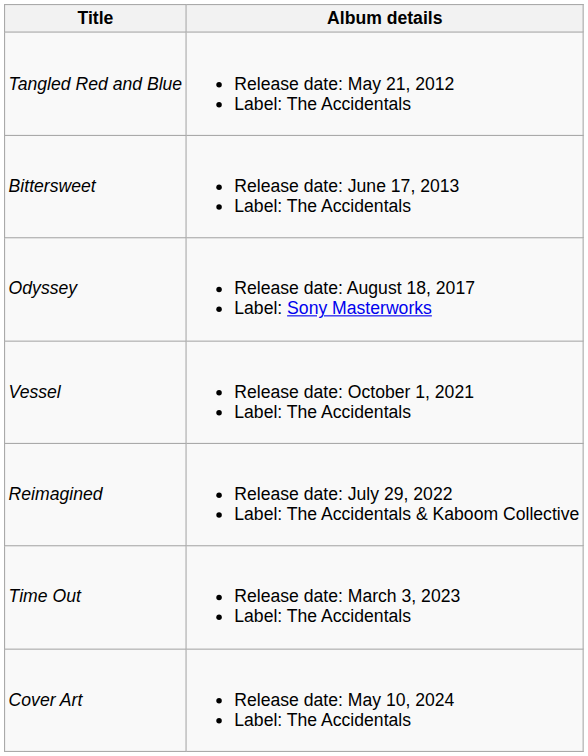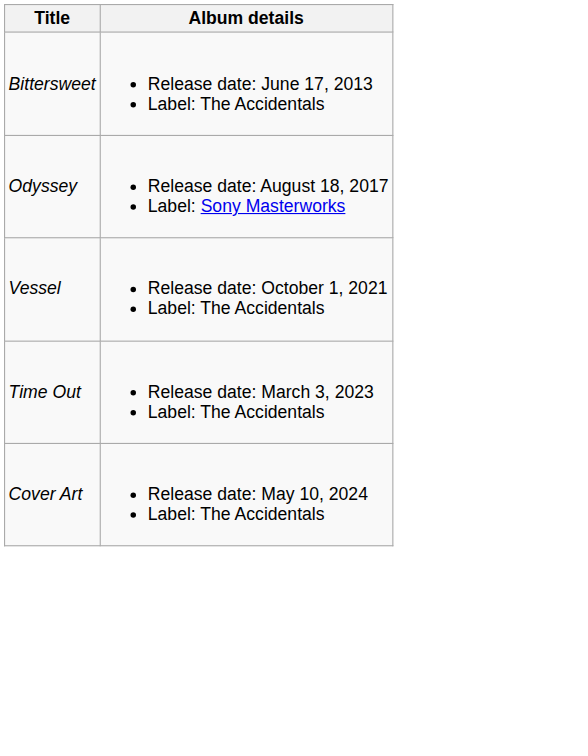- row: (95, 83)
- row: (56, 494)
